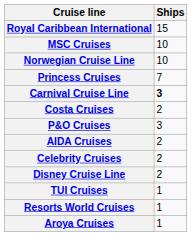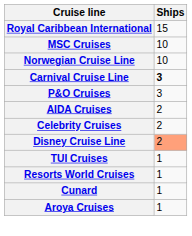- row: (79, 77)
- row: (79, 110)
(159, 175) no background -> (159, 142) lightsalmon background
+ row: (79, 191)
